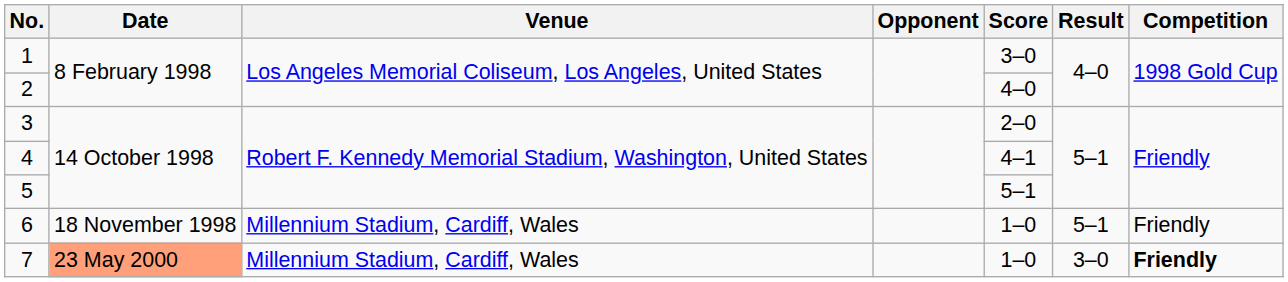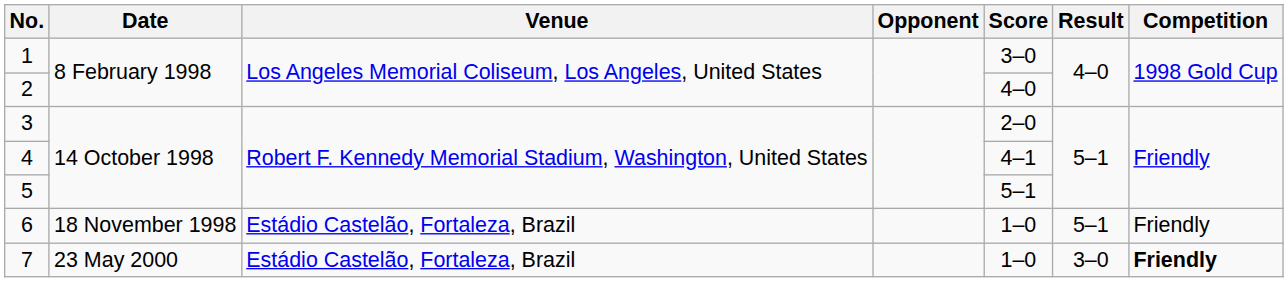(413, 225) Millennium Stadium, Cardiff, Wales -> (411, 225) Estádio Castelão, Fortaleza, Brazil
(116, 259) lightsalmon background -> (116, 259) no background
(413, 259) Millennium Stadium, Cardiff, Wales -> (411, 259) Estádio Castelão, Fortaleza, Brazil
